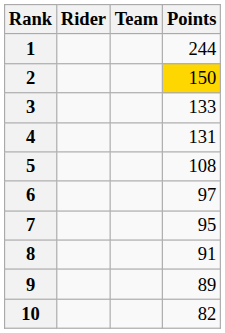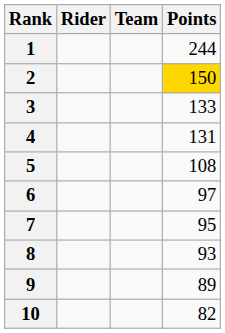(207, 254) 91 -> (207, 254) 93
